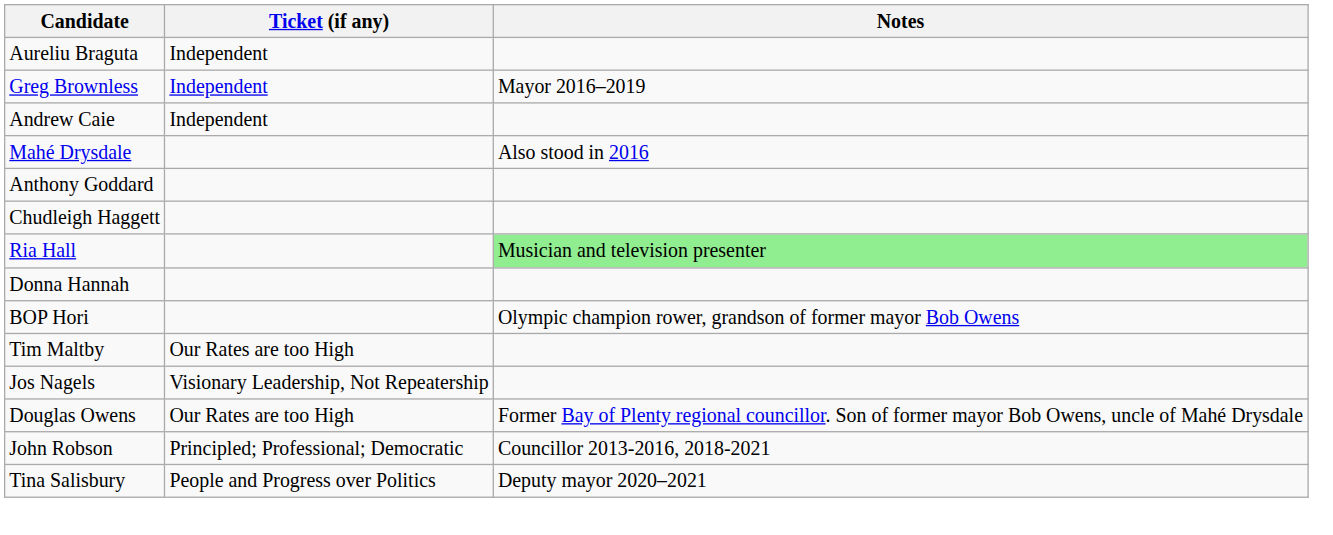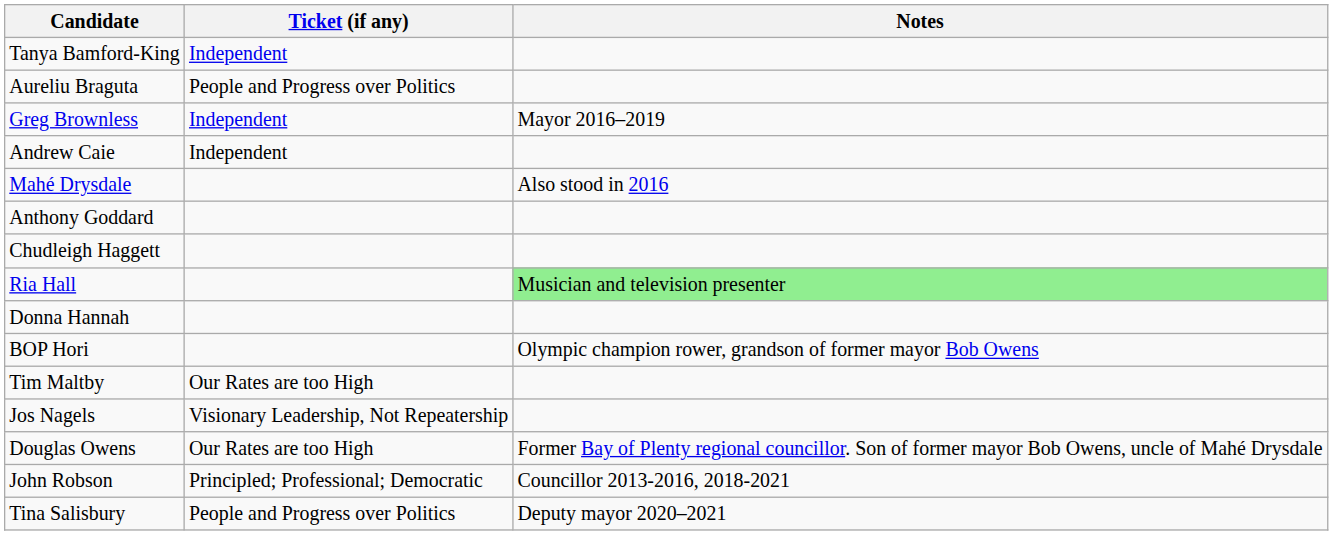+ row: (95, 53)
(219, 53) Independent -> (322, 86) People and Progress over Politics
